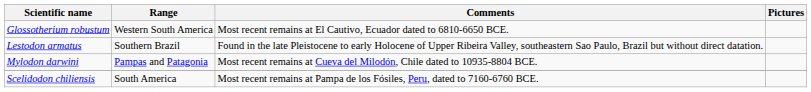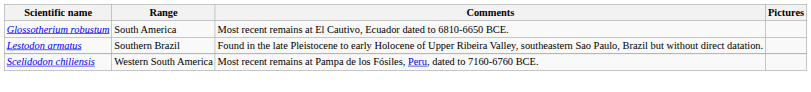(164, 29) Western South America -> (145, 29) South America
- row: (43, 62)
(145, 78) South America -> (164, 62) Western South America
